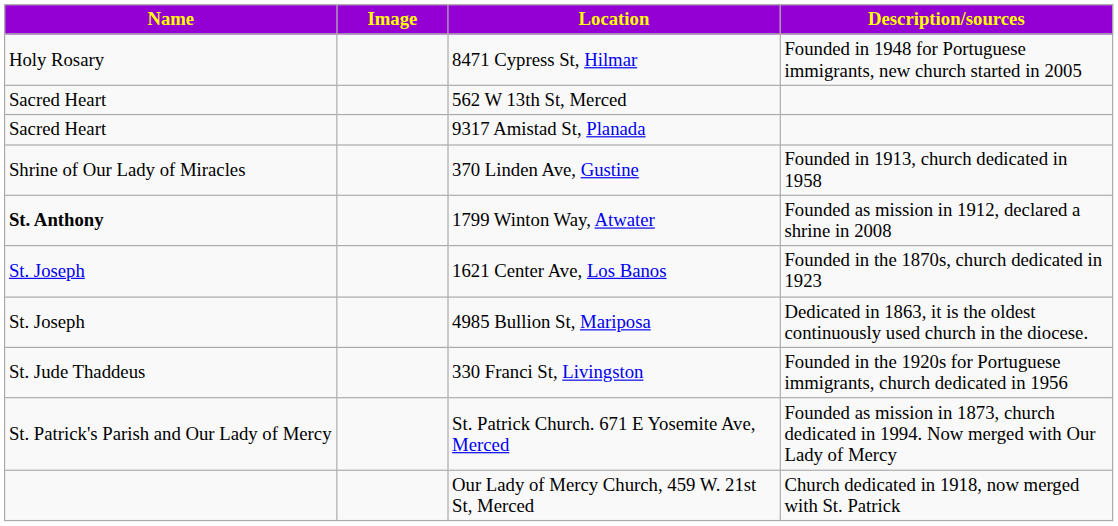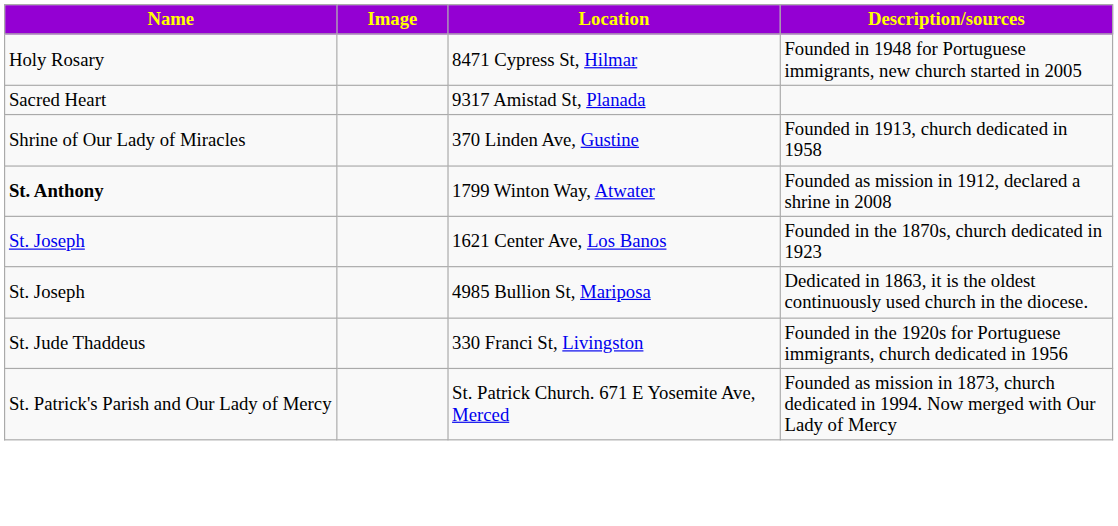- row: (539, 99)
- row: (604, 495)
